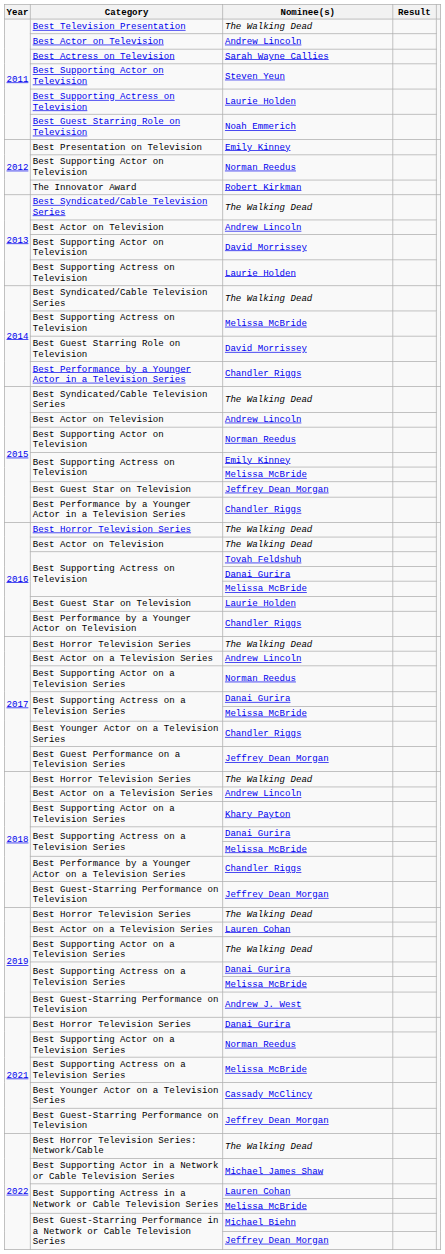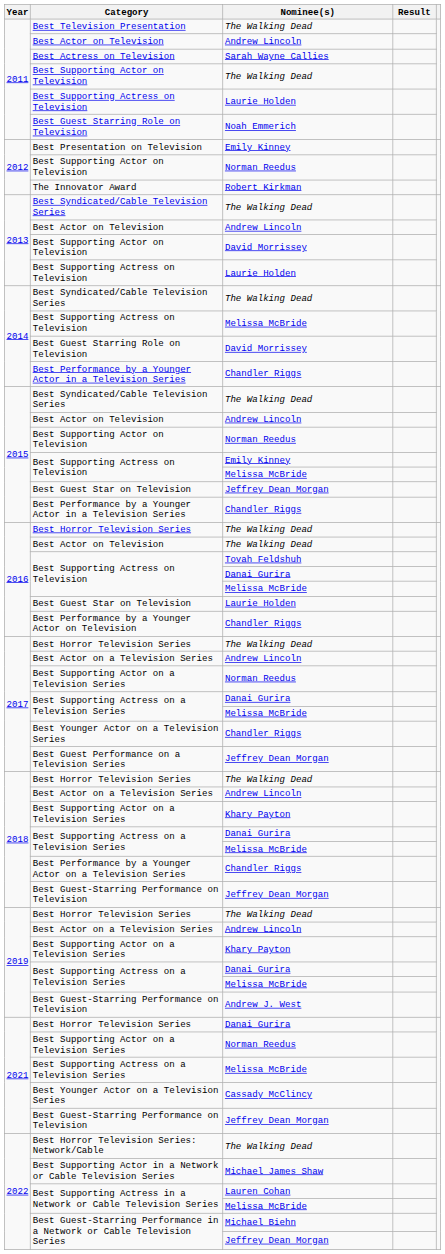(255, 76) Steven Yeun -> (269, 76) The Walking Dead
(258, 929) Lauren Cohan -> (263, 929) Andrew Lincoln
(269, 949) The Walking Dead -> (258, 949) Khary Payton
